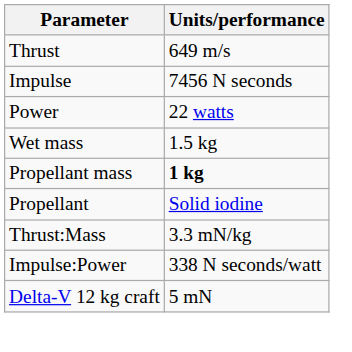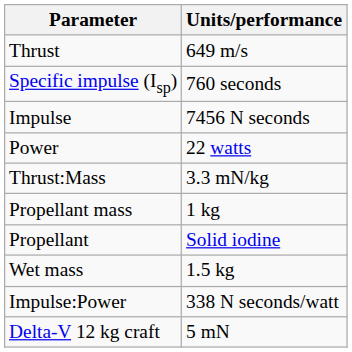+ row: (93, 83)
rows swapped: (46, 142) <-> (57, 234)
(186, 173) bold -> (203, 209) normal
